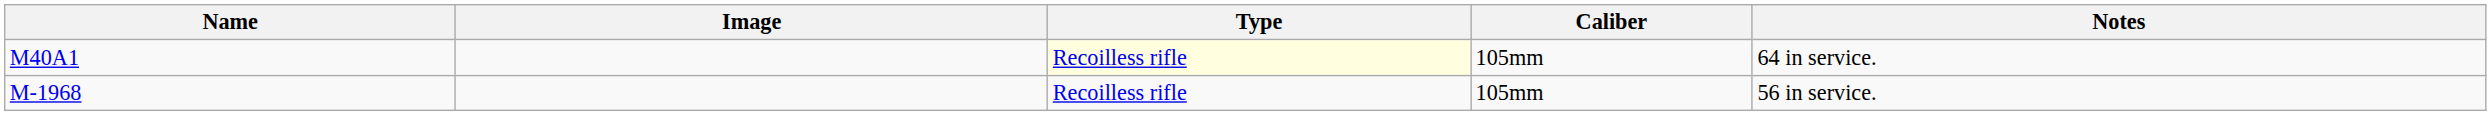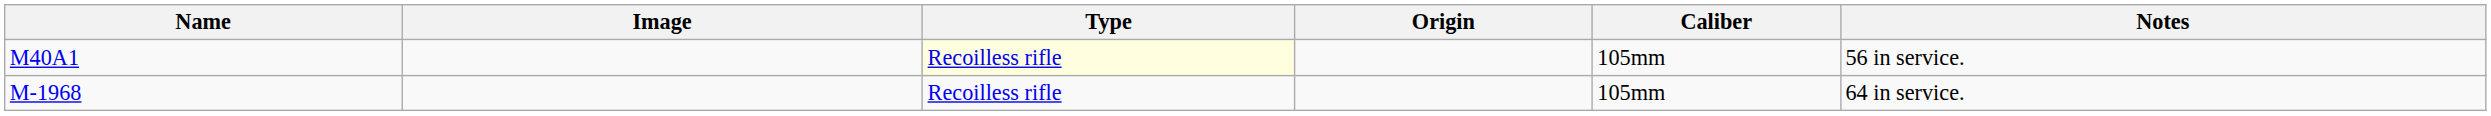+ column: (1443, 22)
(1817, 57) 64 in service. -> (1905, 57) 56 in service.
(1817, 92) 56 in service. -> (1905, 92) 64 in service.
